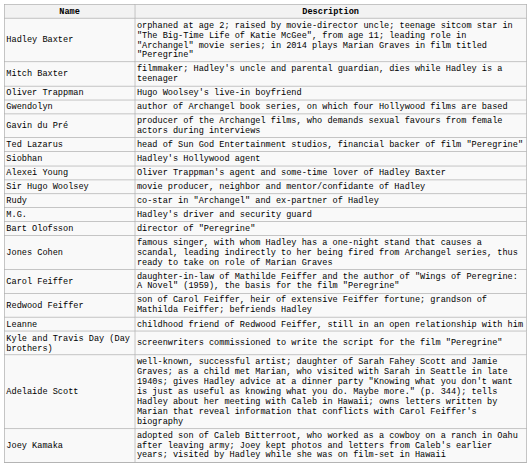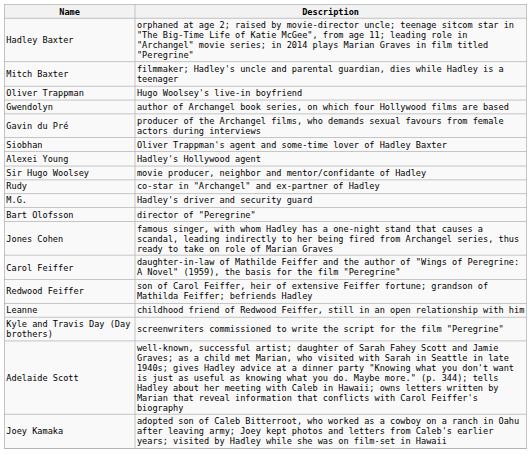- row: (35, 145)
(199, 159) Hadley's Hollywood agent -> (292, 145) Oliver Trappman's agent and some-time lover of Hadley Baxter
(291, 173) Oliver Trappman's agent and some-time lover of Hadley Baxter -> (199, 159) Hadley's Hollywood agent
